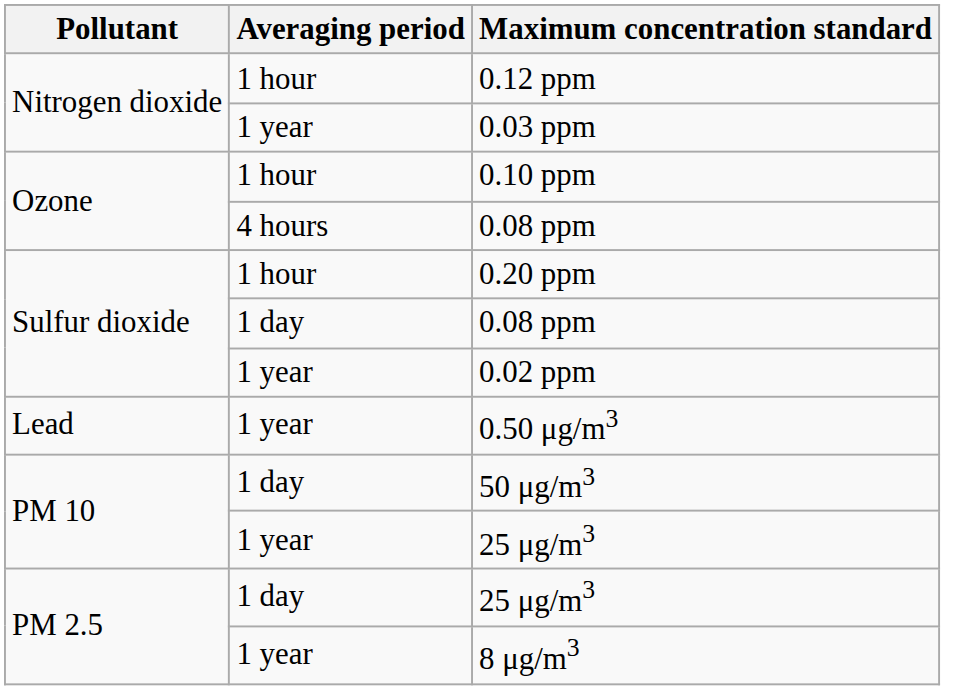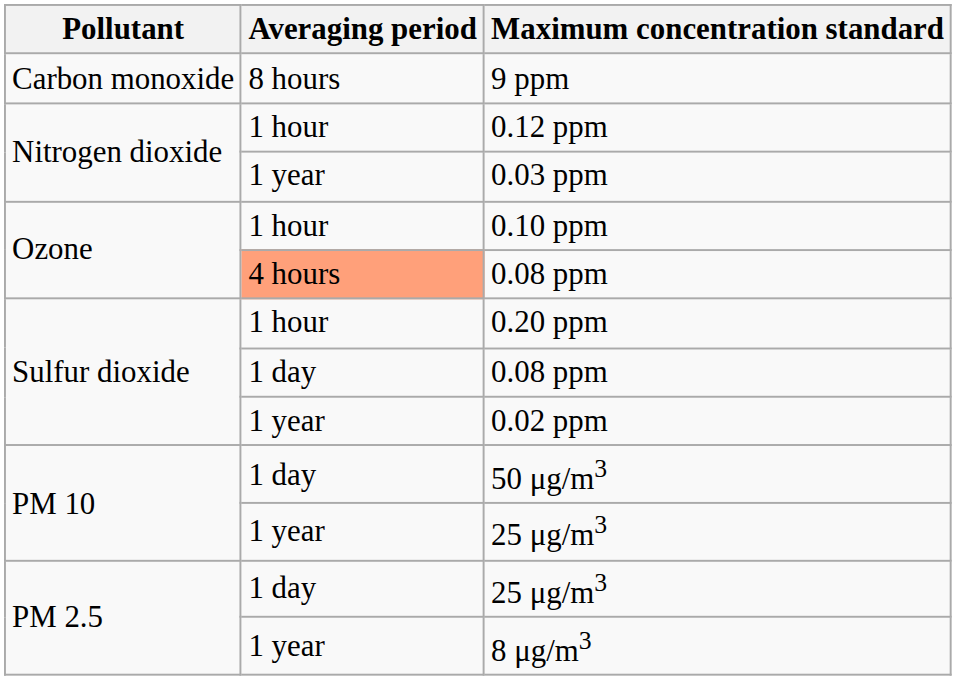+ row: (123, 77)
(282, 224) no background -> (294, 273) lightsalmon background
- row: (43, 424)
